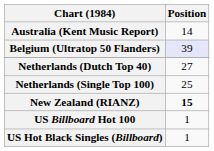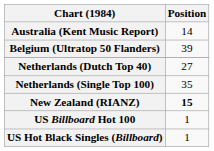(187, 48) lavender background -> (187, 48) no background
(187, 84) 25 -> (187, 84) 35
